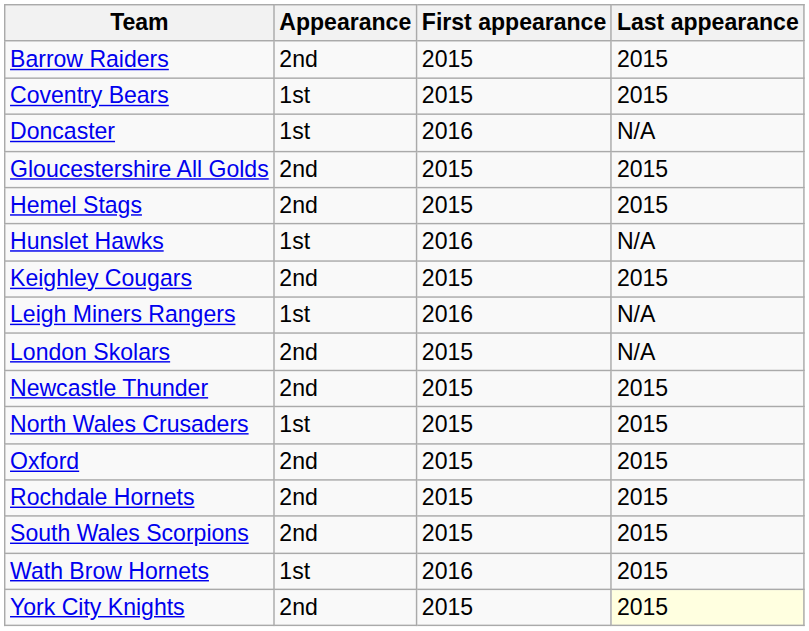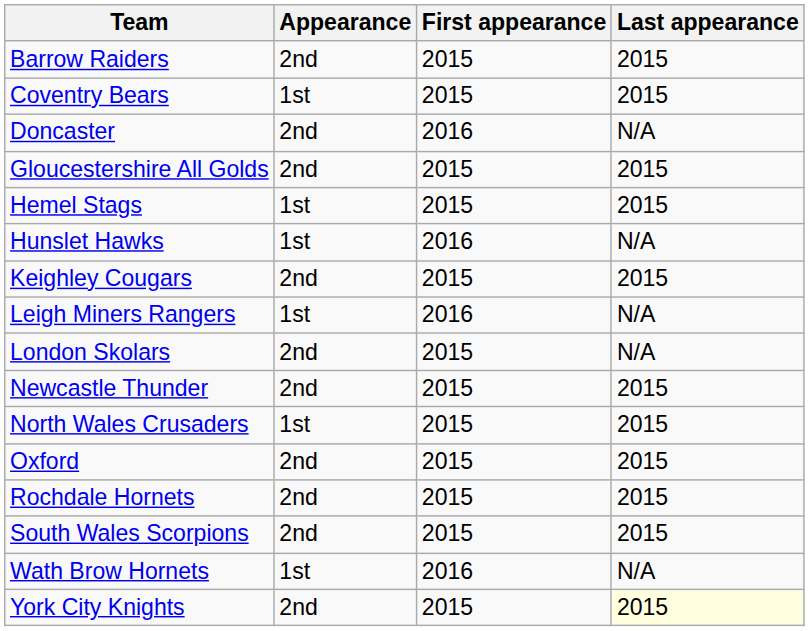(295, 132) 1st -> (299, 132) 2nd
(299, 205) 2nd -> (295, 205) 1st
(643, 570) 2015 -> (636, 570) N/A
